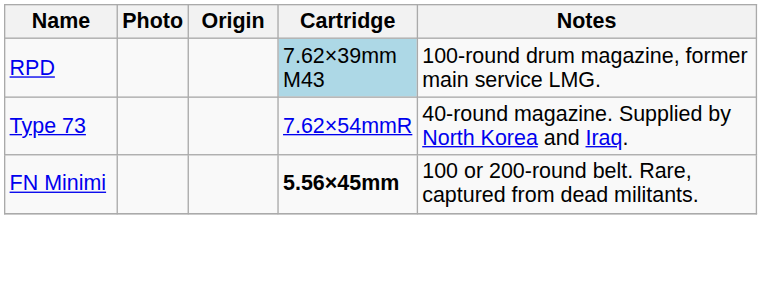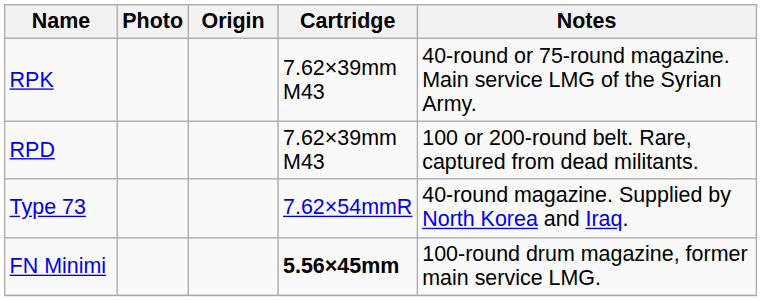+ row: (32, 79)
(340, 67) lightblue background -> (340, 149) no background
(585, 67) 100-round drum magazine, former main service LMG. -> (560, 149) 100 or 200-round belt. Rare, captured from dead militants.
(560, 183) 100 or 200-round belt. Rare, captured from dead militants. -> (585, 266) 100-round drum magazine, former main service LMG.
